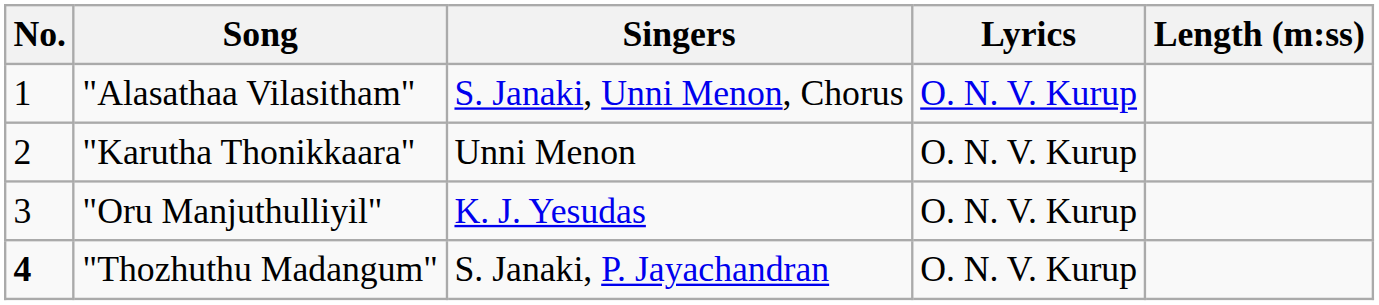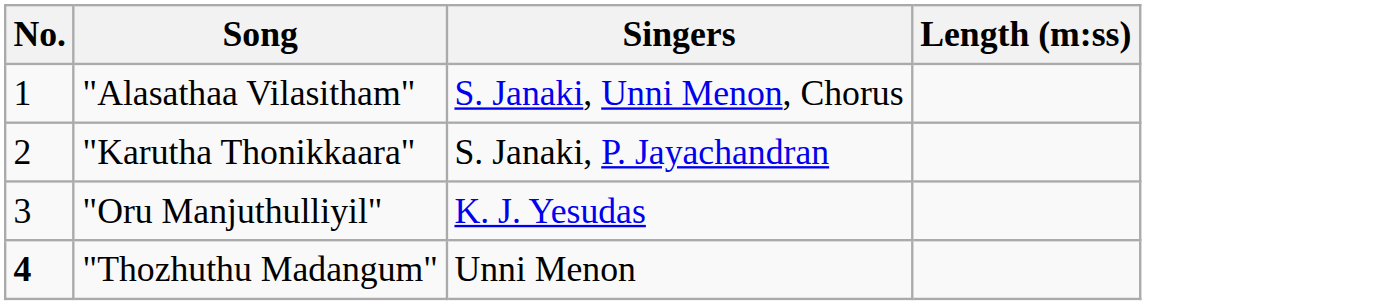- column: (1029, 34)
(545, 151) Unni Menon -> (642, 151) S. Janaki, P. Jayachandran
(642, 269) S. Janaki, P. Jayachandran -> (545, 269) Unni Menon
